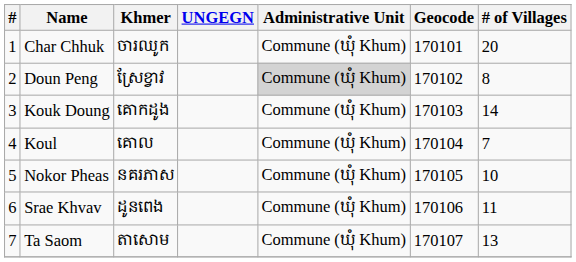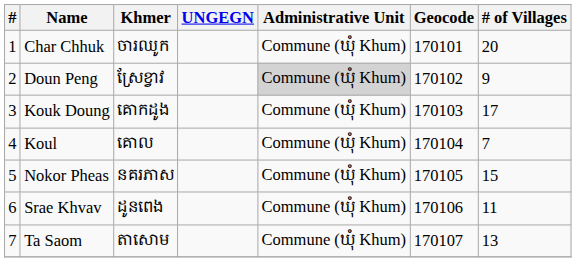(486, 79) 8 -> (486, 79) 9
(490, 111) 14 -> (490, 111) 17
(490, 176) 10 -> (490, 176) 15
